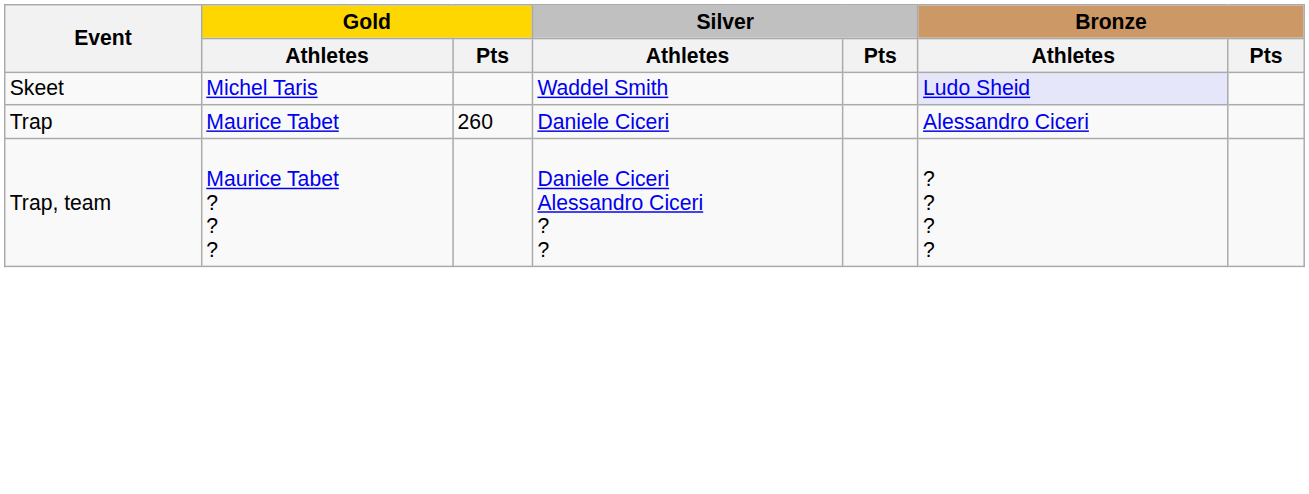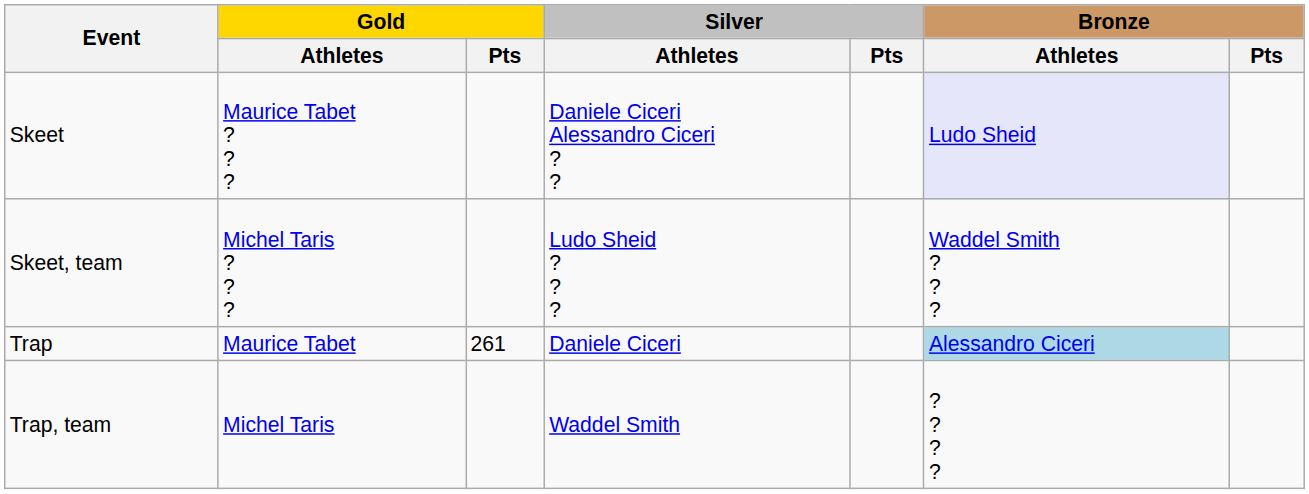(262, 89) Michel Taris -> (289, 148) Maurice Tabet ? ? ?
(603, 89) Waddel Smith -> (632, 148) Daniele Ciceri Alessandro Ciceri ? ?
+ row: (66, 263)
(475, 122) 260 -> (488, 344) 261
(1006, 122) no background -> (1012, 344) lightblue background
(273, 214) Maurice Tabet ? ? ? -> (279, 424) Michel Taris
(620, 214) Daniele Ciceri Alessandro Ciceri ? ? -> (615, 424) Waddel Smith
